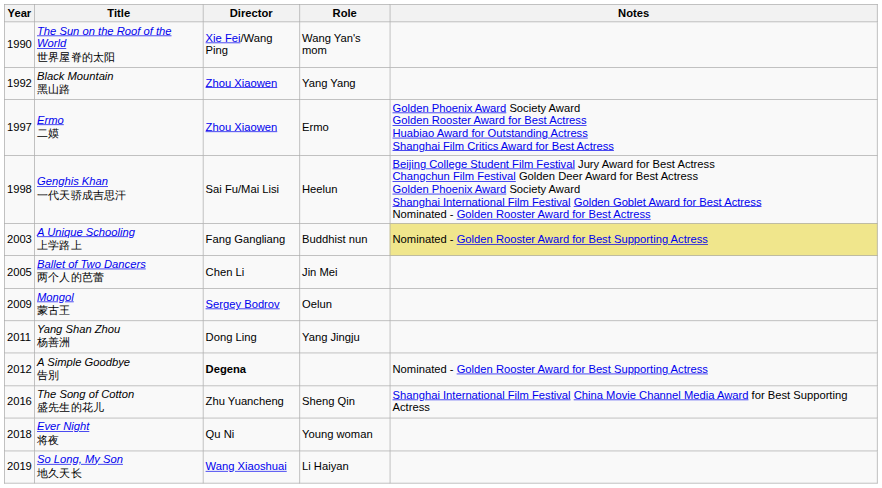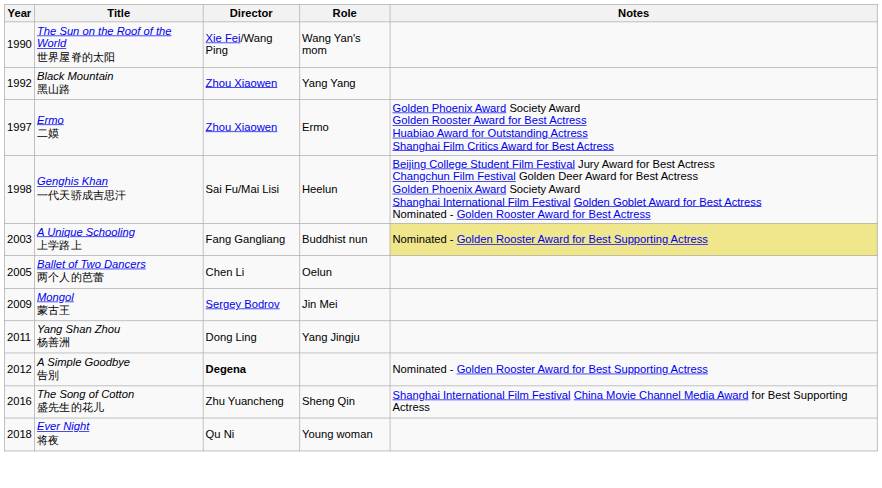(320, 272) Jin Mei -> (317, 272) Oelun
(317, 304) Oelun -> (320, 304) Jin Mei
- row: (80, 466)
